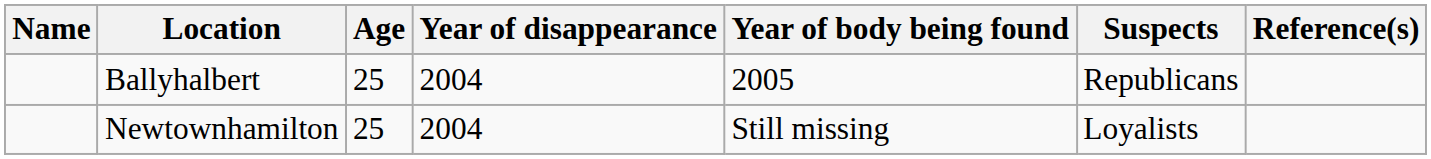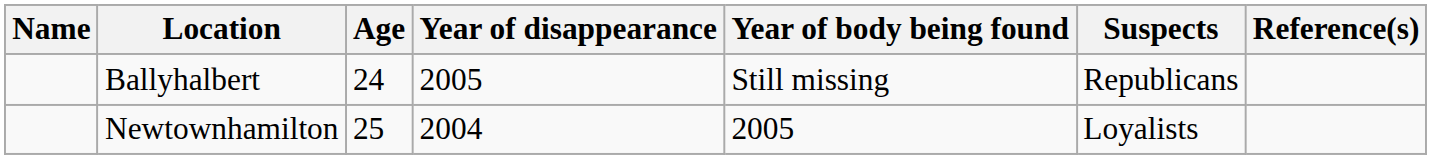(369, 79) 25 -> (369, 79) 24
(451, 79) 2004 -> (451, 79) 2005
(763, 79) 2005 -> (810, 79) Still missing
(810, 128) Still missing -> (763, 128) 2005
